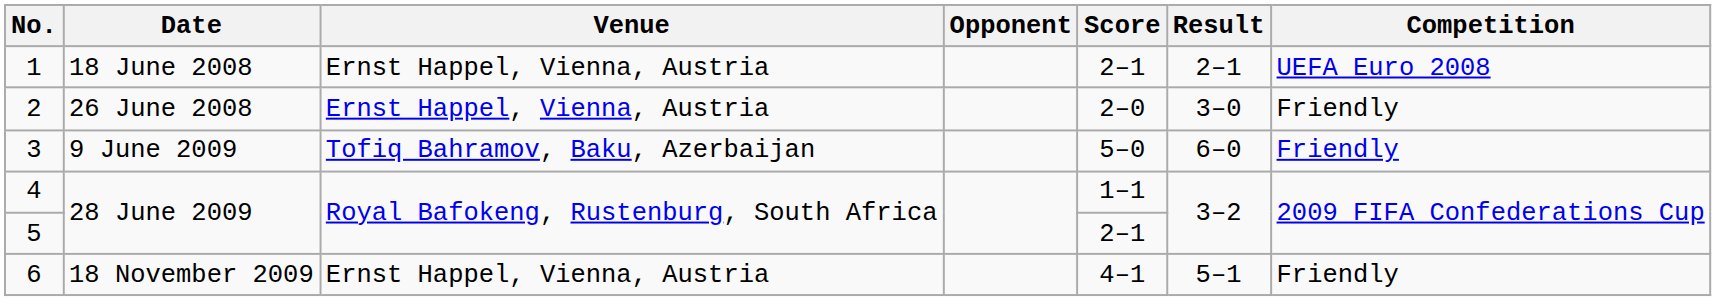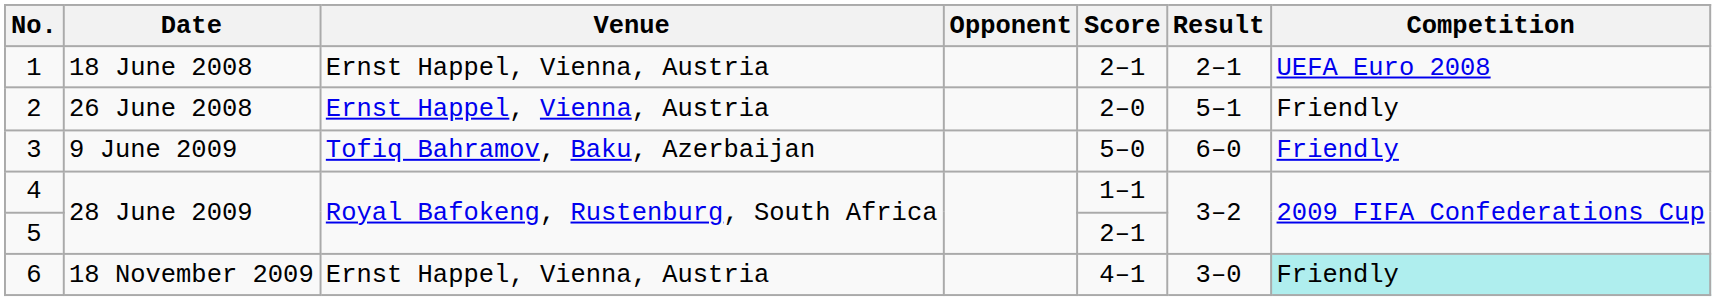(1219, 109) 3–0 -> (1219, 109) 5–1
(1219, 275) 5–1 -> (1219, 275) 3–0
(1338, 275) no background -> (1338, 275) paleturquoise background
